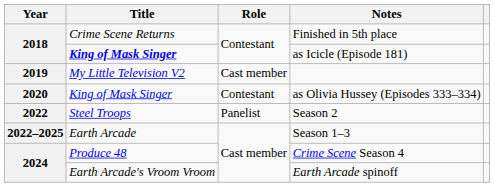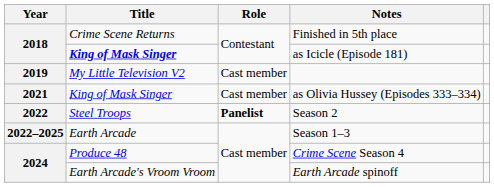(35, 93) 2020 -> (35, 93) 2021
(247, 93) Contestant -> (254, 93) Cast member
(241, 113) normal -> (242, 113) bold
